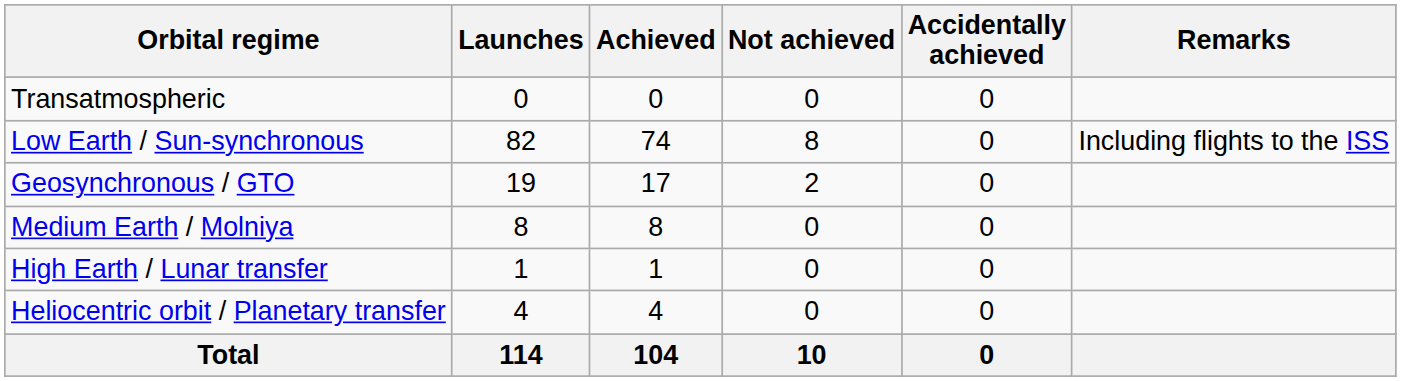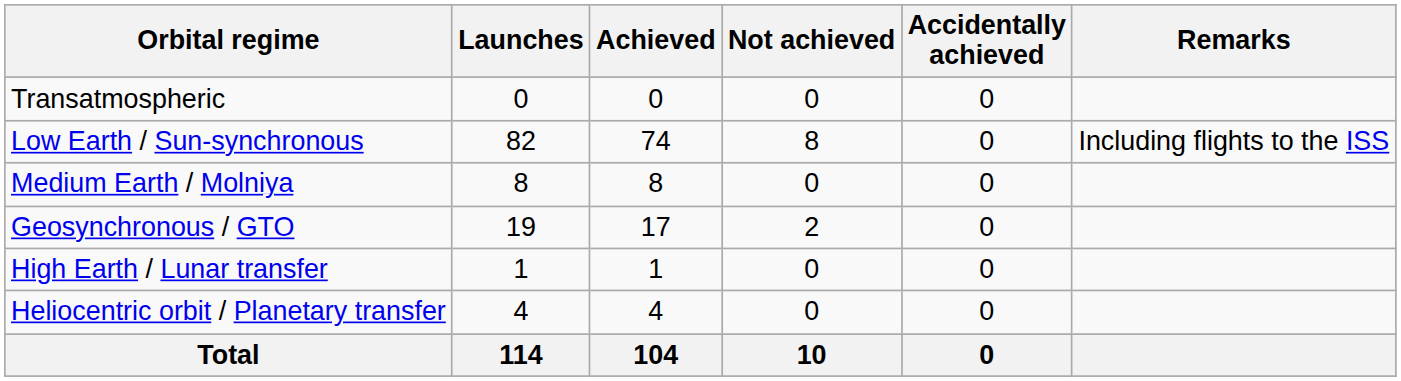rows swapped: (153, 183) <-> (152, 226)
